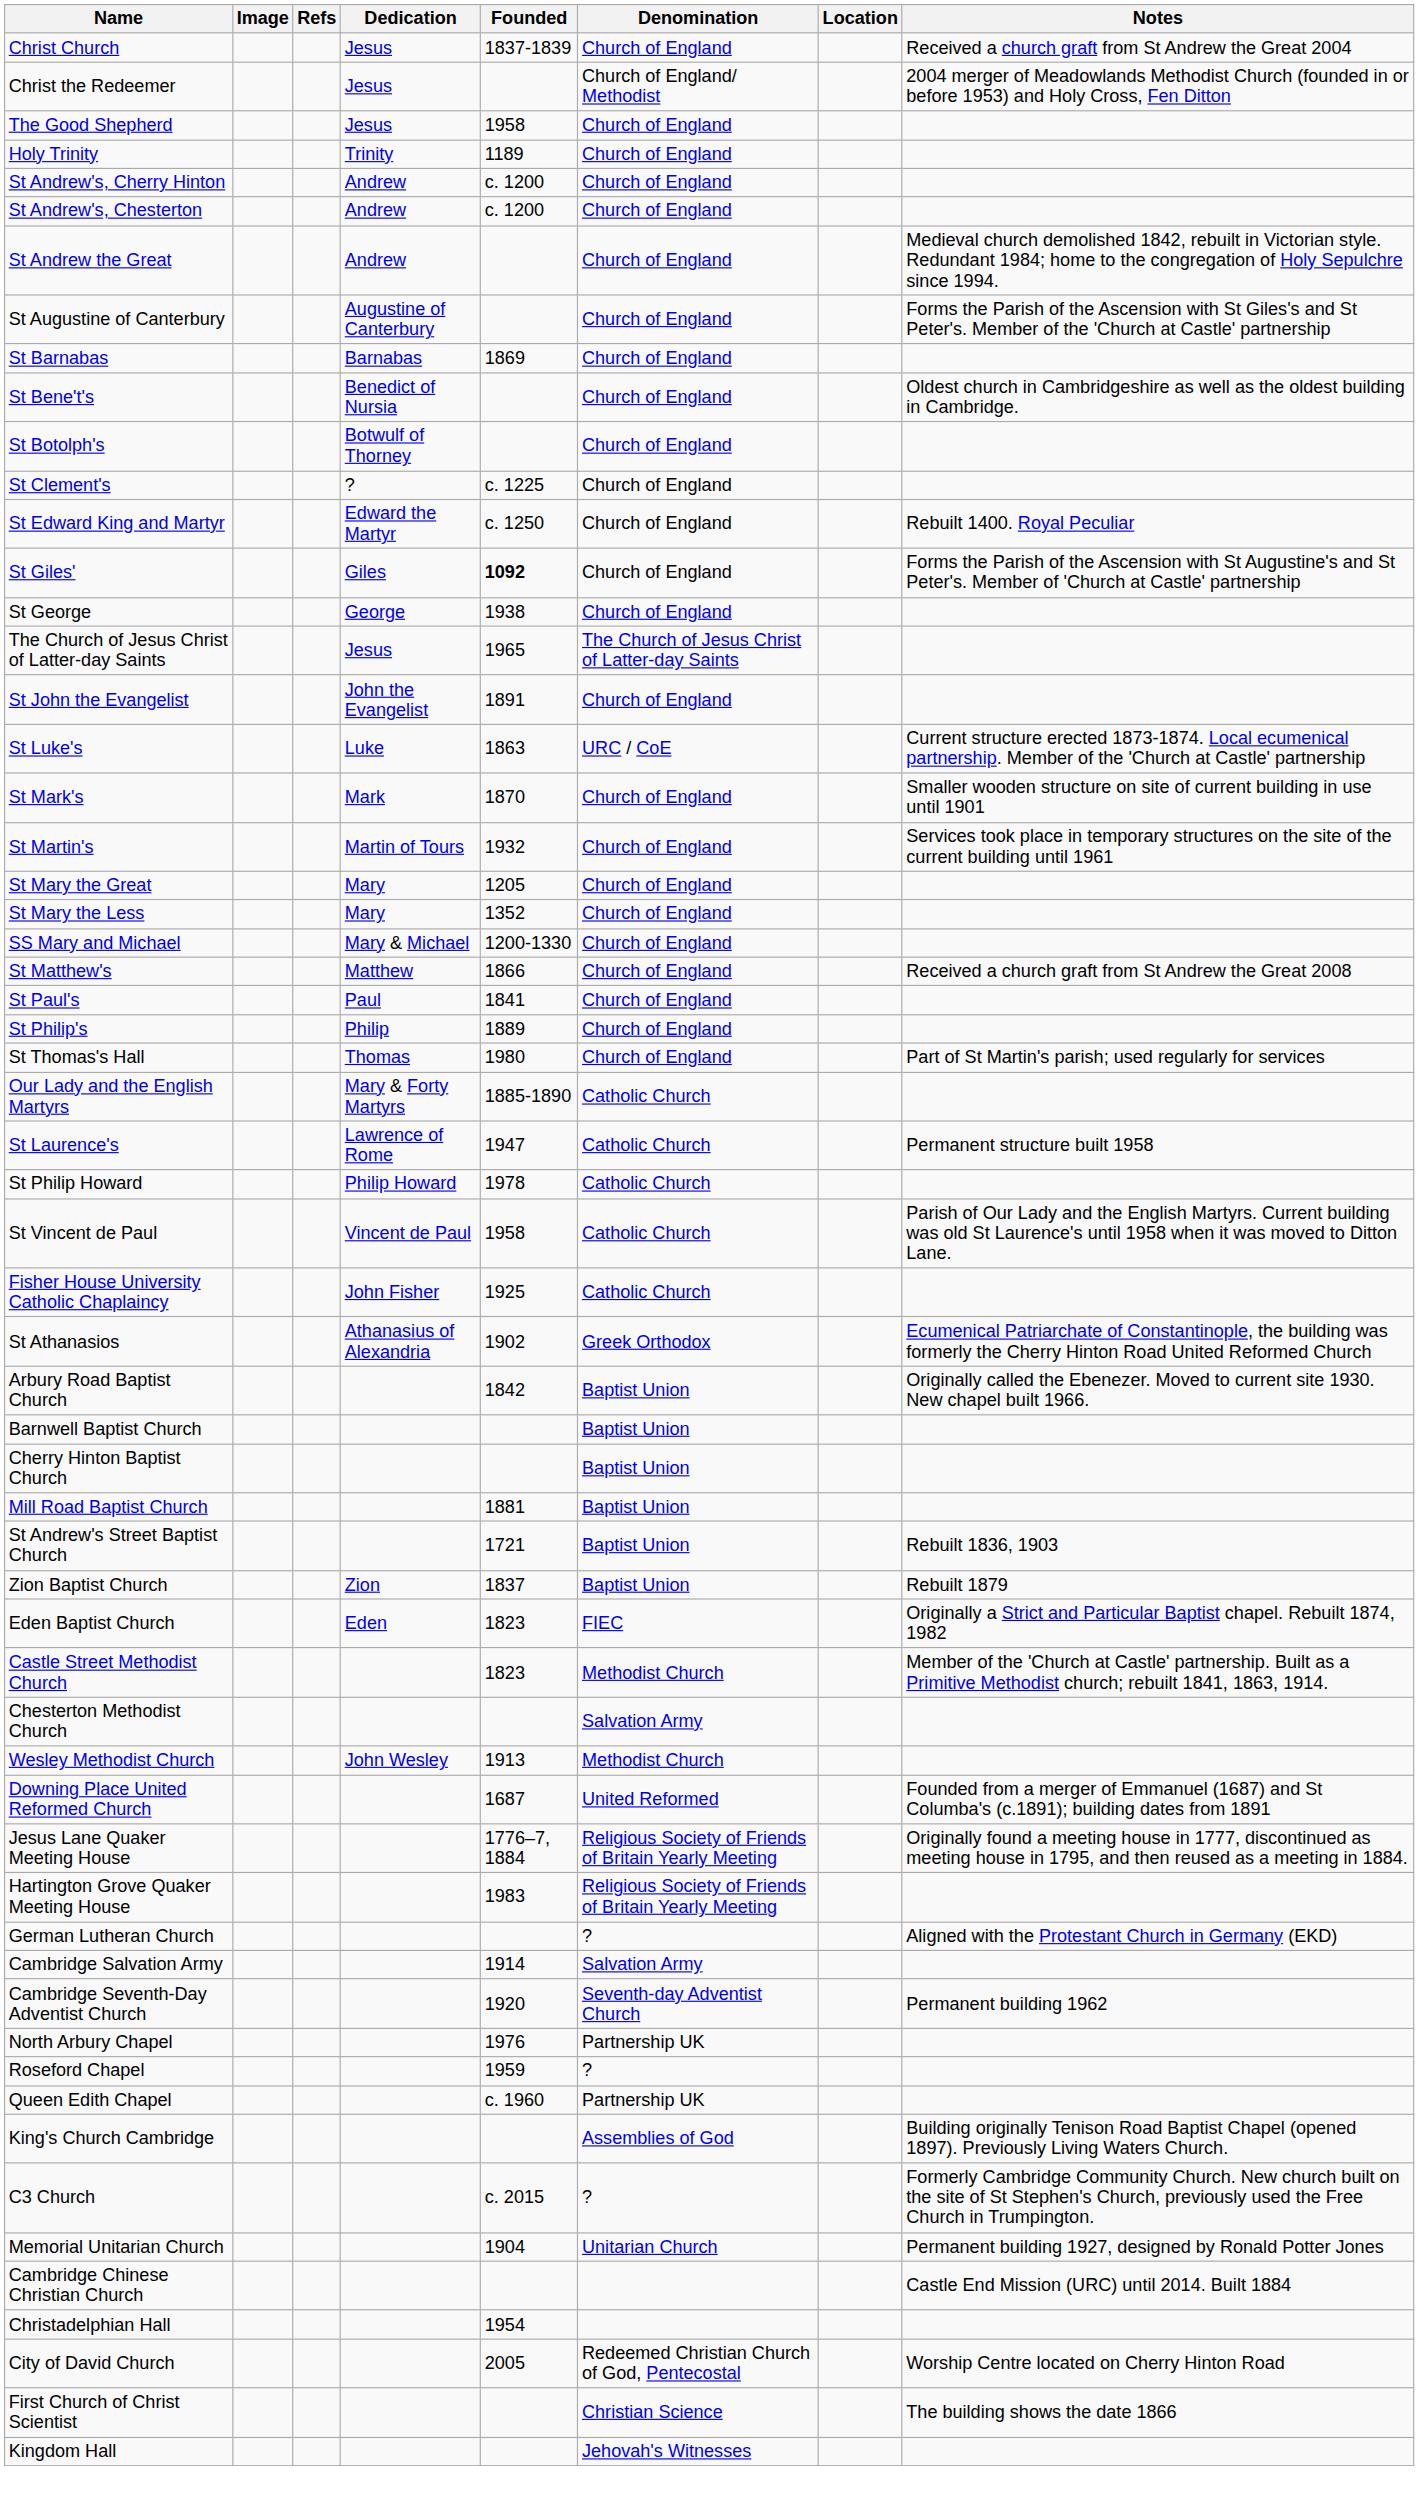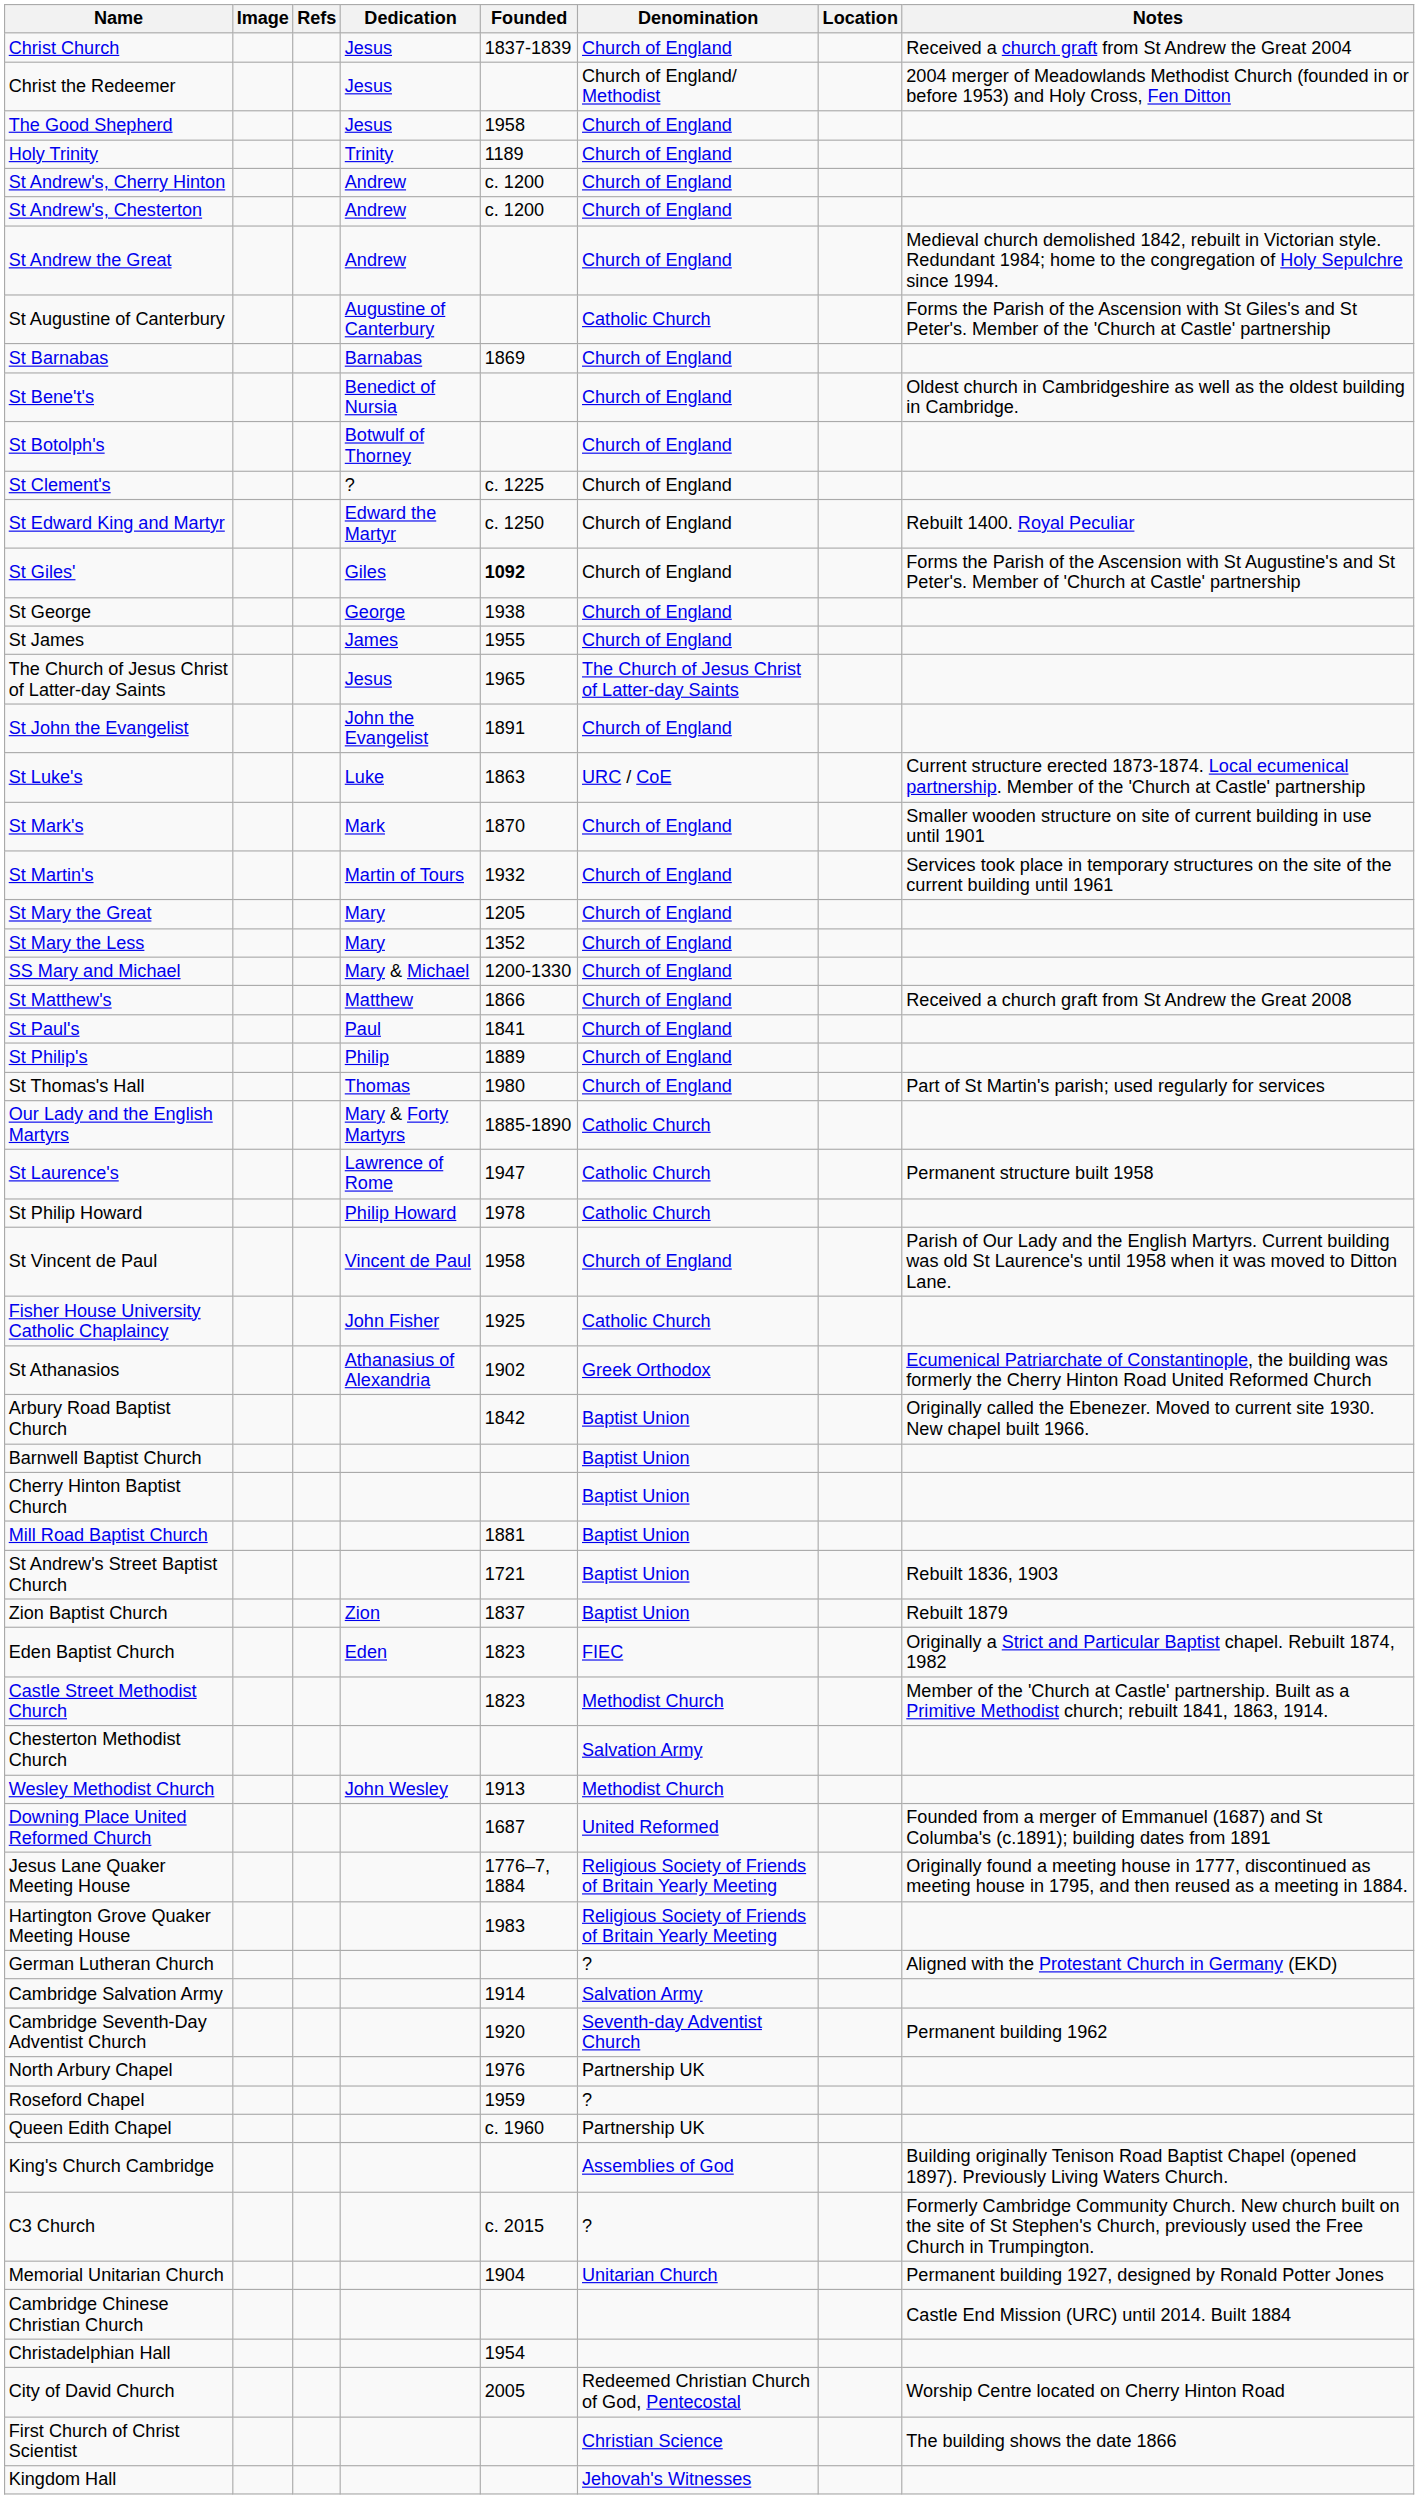(657, 319) Church of England -> (646, 319) Catholic Church
+ row: (46, 640)
(646, 1233) Catholic Church -> (657, 1261) Church of England
